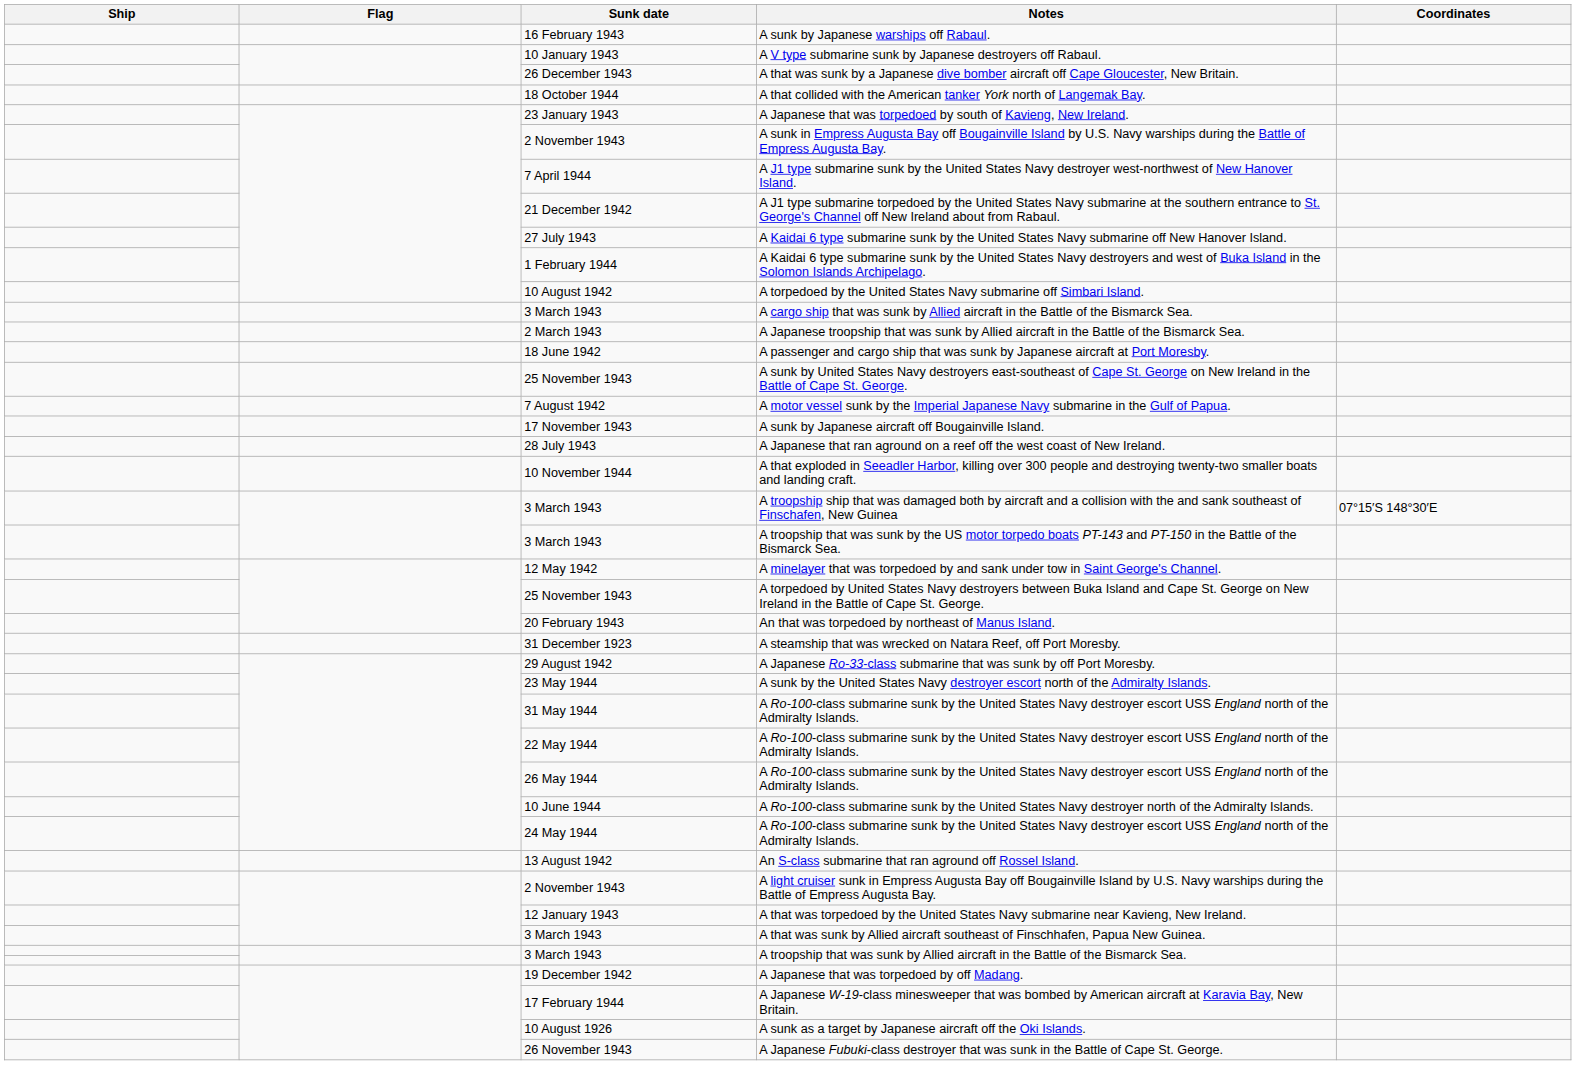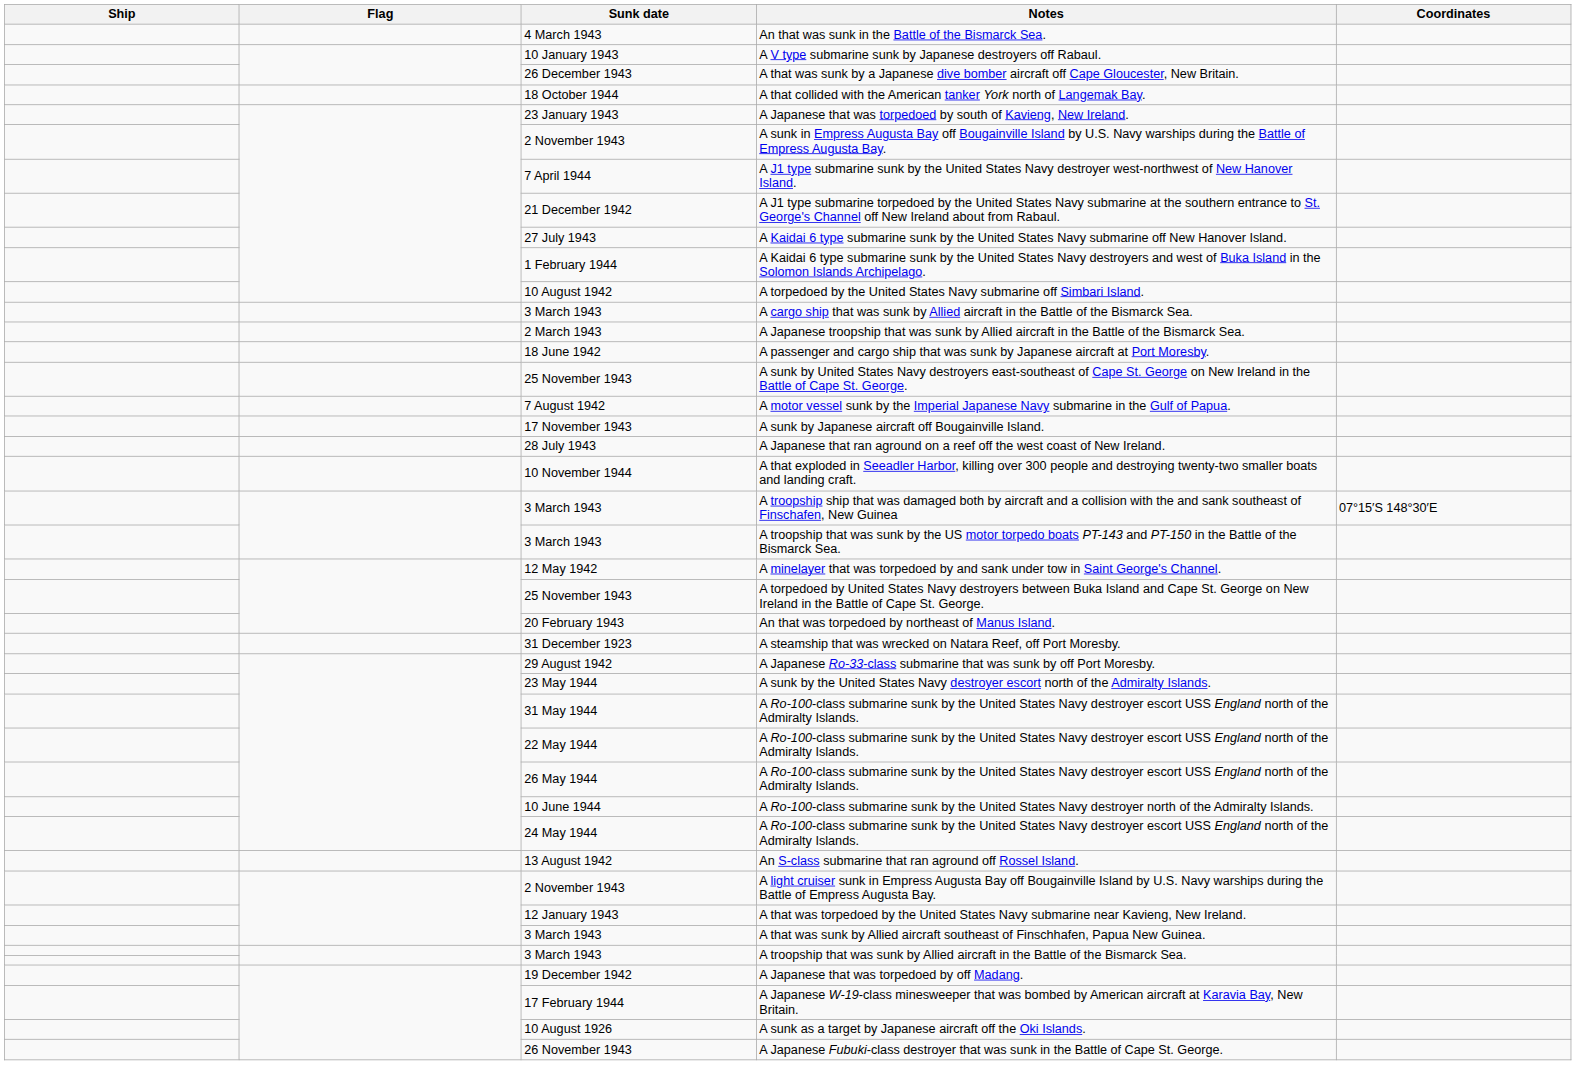- row: (574, 34)
+ row: (563, 34)
